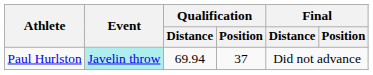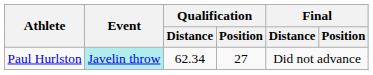(190, 58) 69.94 -> (190, 58) 62.34
(241, 58) 37 -> (241, 58) 27
